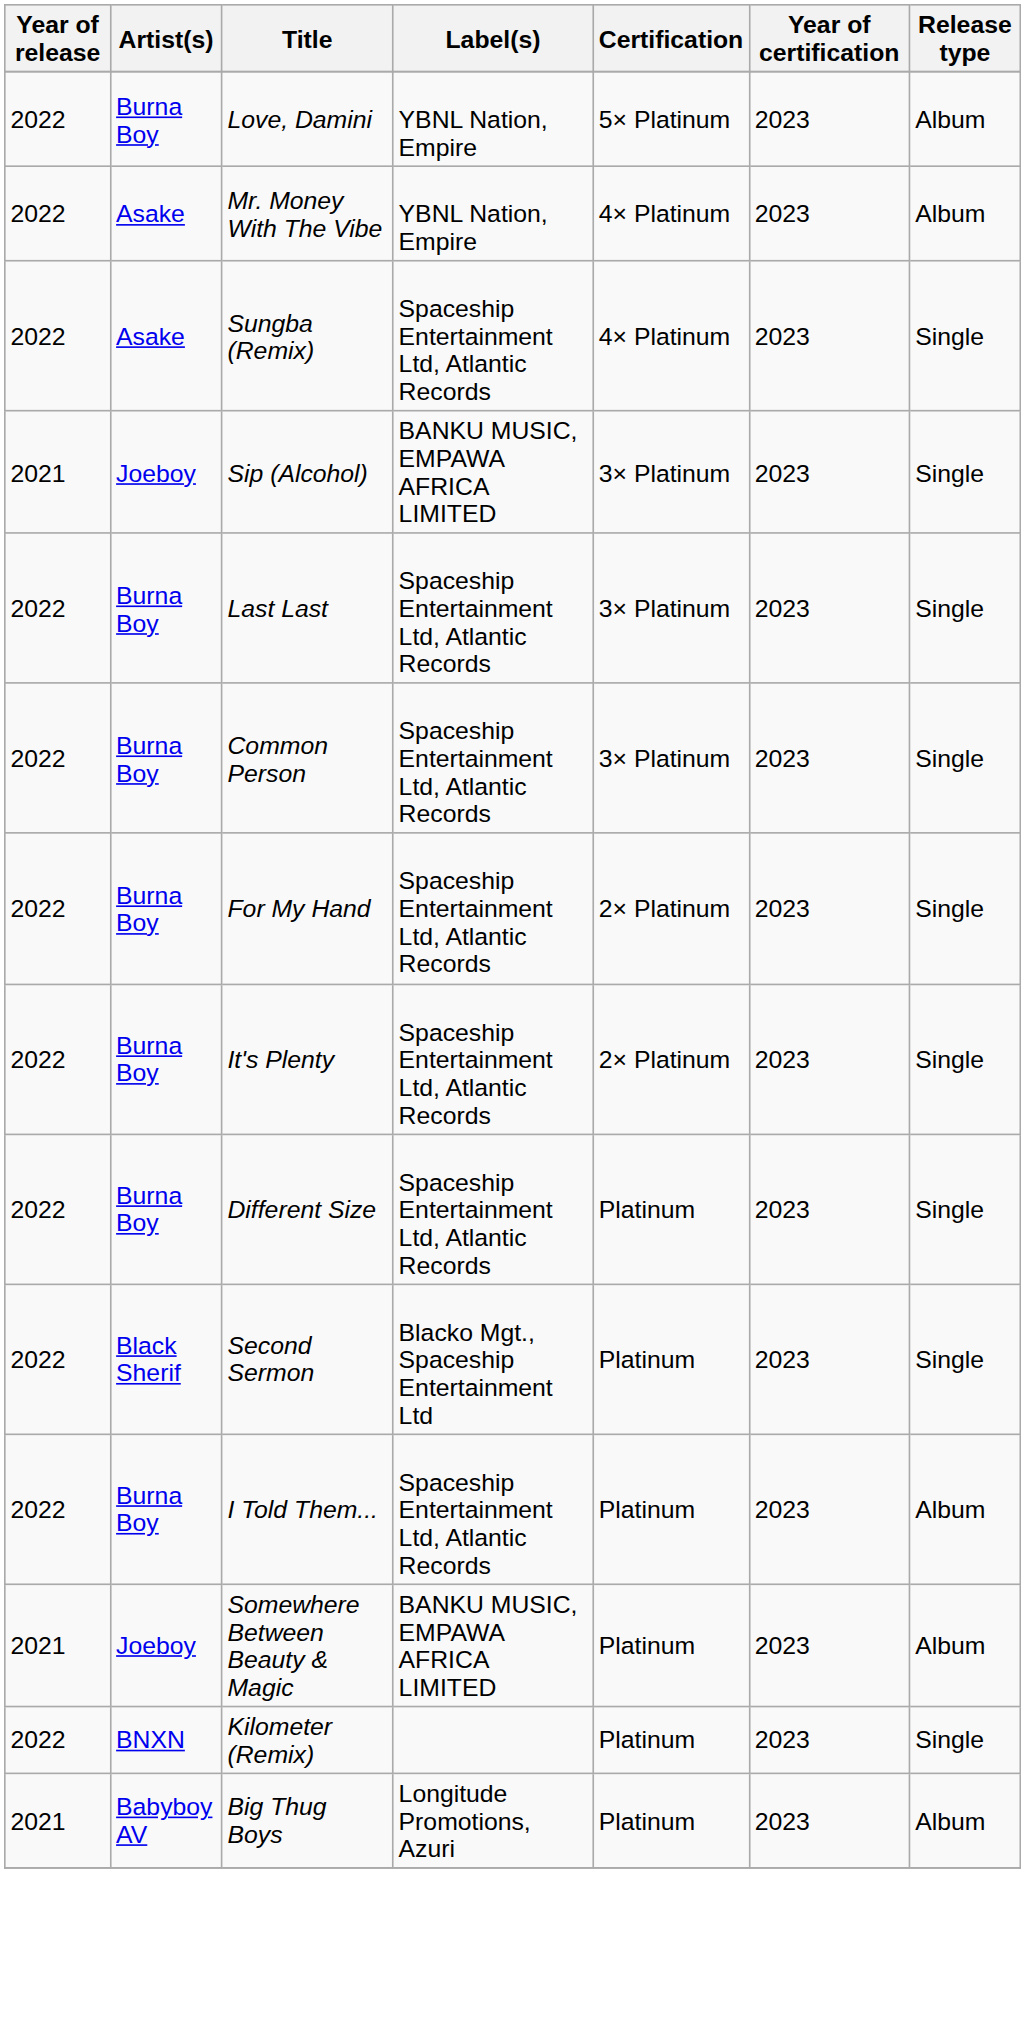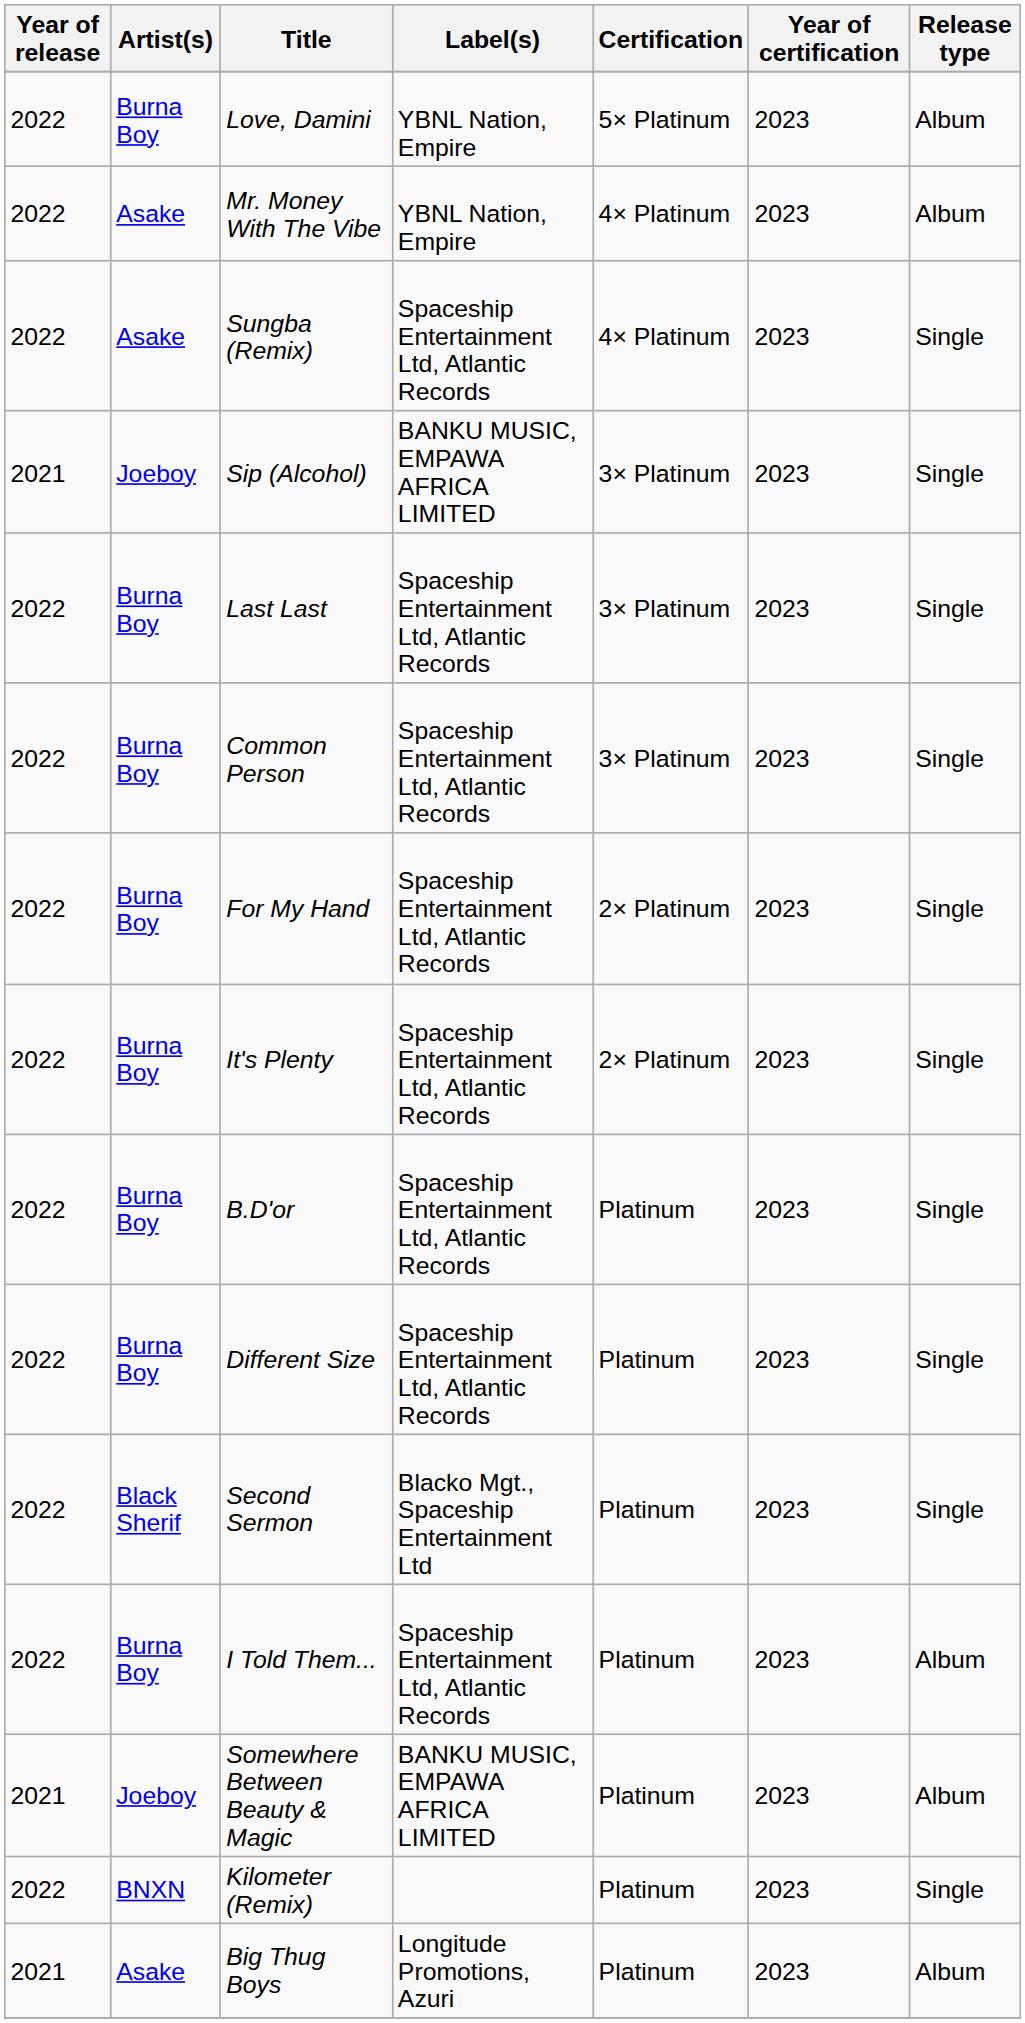+ row: (260, 1209)
(164, 1821) Babyboy AV -> (151, 1971) Asake
